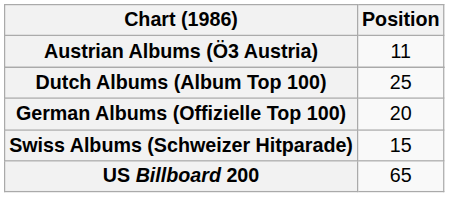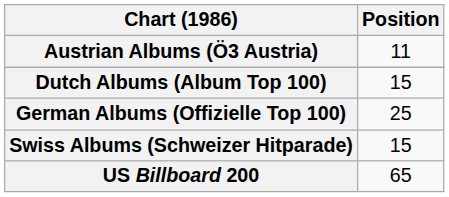(401, 82) 25 -> (401, 82) 15
(401, 113) 20 -> (401, 113) 25
